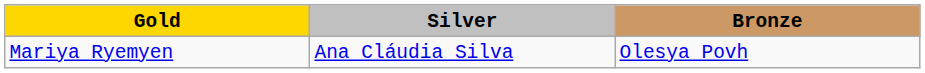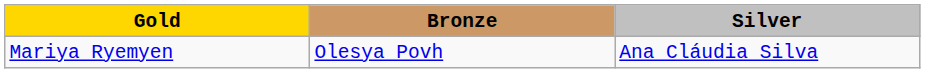columns swapped: (462, 21) <-> (767, 21)
